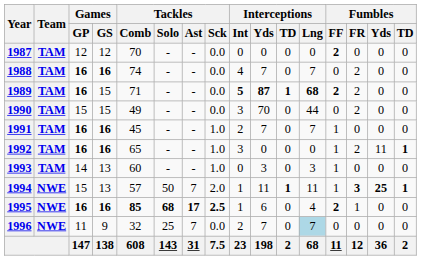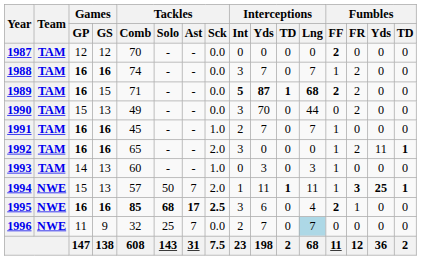(240, 71) 4 -> (240, 71) 3
(336, 71) 0 -> (336, 71) 1
(105, 110) 15 -> (105, 110) 13
(217, 149) 1.0 -> (217, 149) 2.0
(240, 206) 1 -> (240, 206) 3
